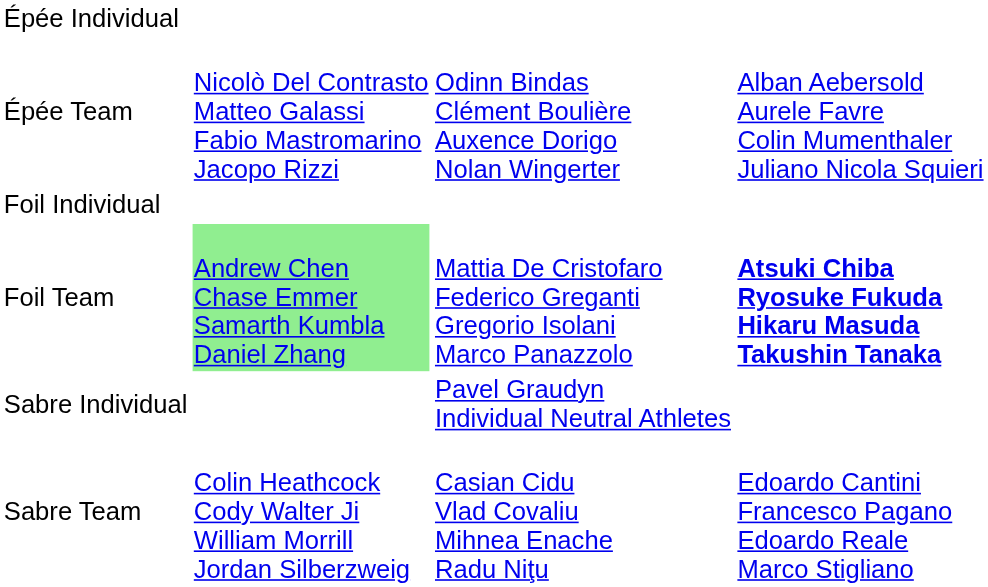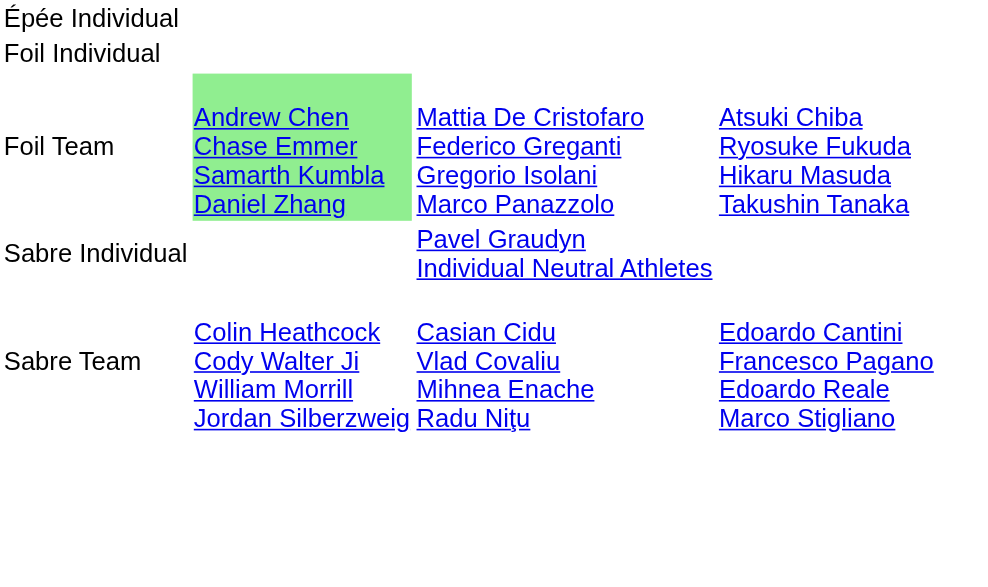- row: (68, 111)
(840, 311) bold -> (815, 161) normal
